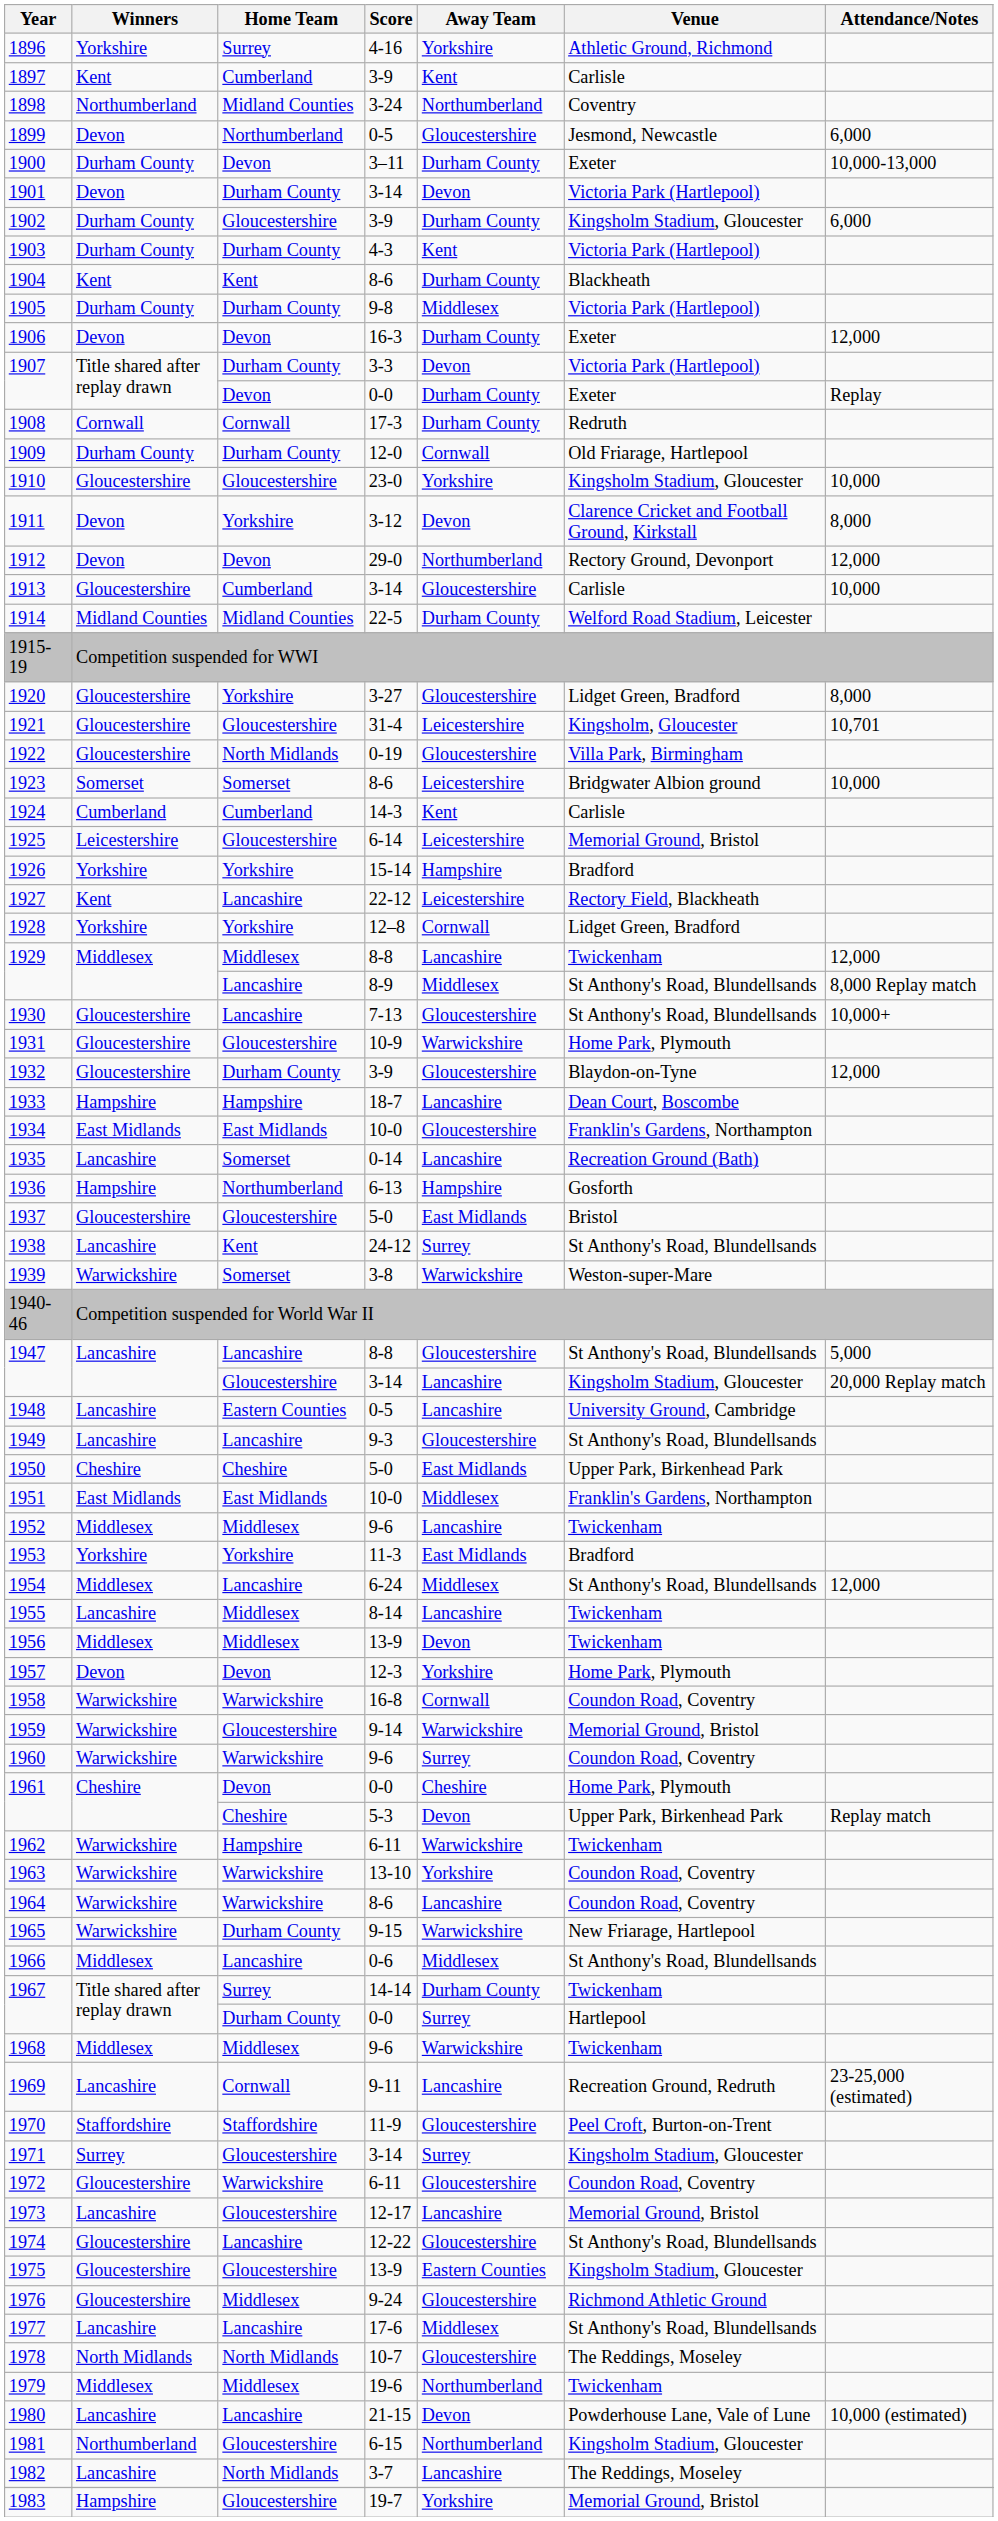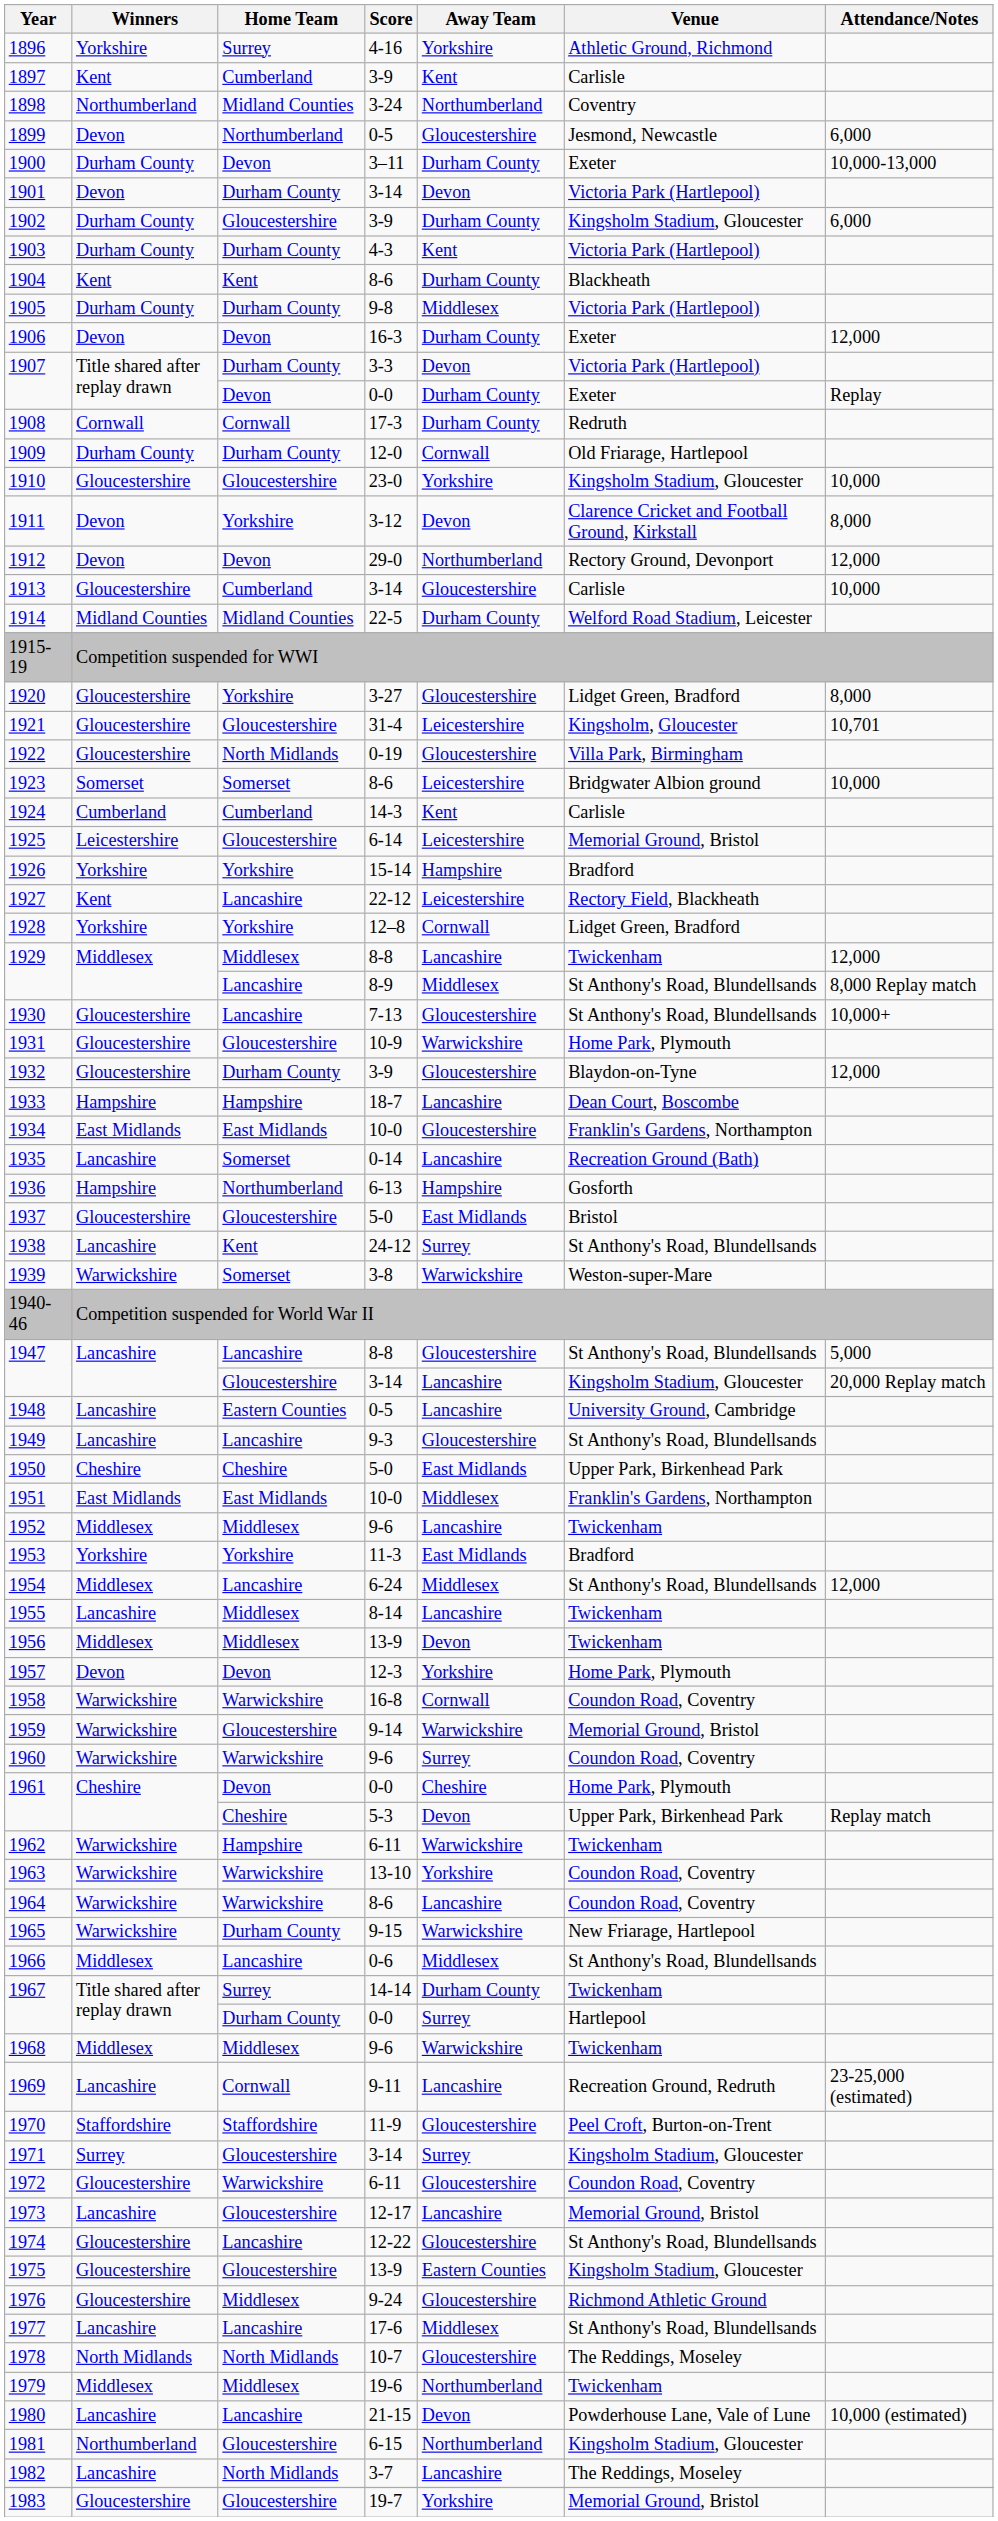(116, 2502) Hampshire -> (133, 2502) Gloucestershire
